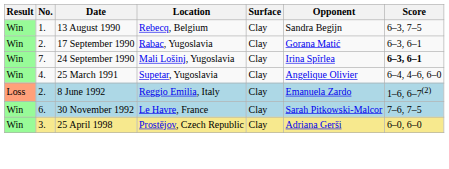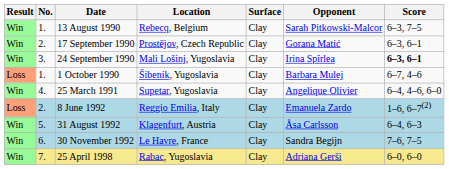(314, 28) Sandra Begijn -> (334, 28) Sarah Pitkowski-Malcor
(176, 43) Rabac, Yugoslavia -> (192, 43) Prostějov, Czech Republic
(42, 59) 7. -> (42, 59) 3.
+ row: (88, 75)
+ row: (89, 125)
(334, 109) Sarah Pitkowski-Malcor -> (314, 140) Sandra Begijn
(42, 125) 3. -> (42, 156) 7.
(192, 125) Prostějov, Czech Republic -> (176, 156) Rabac, Yugoslavia
